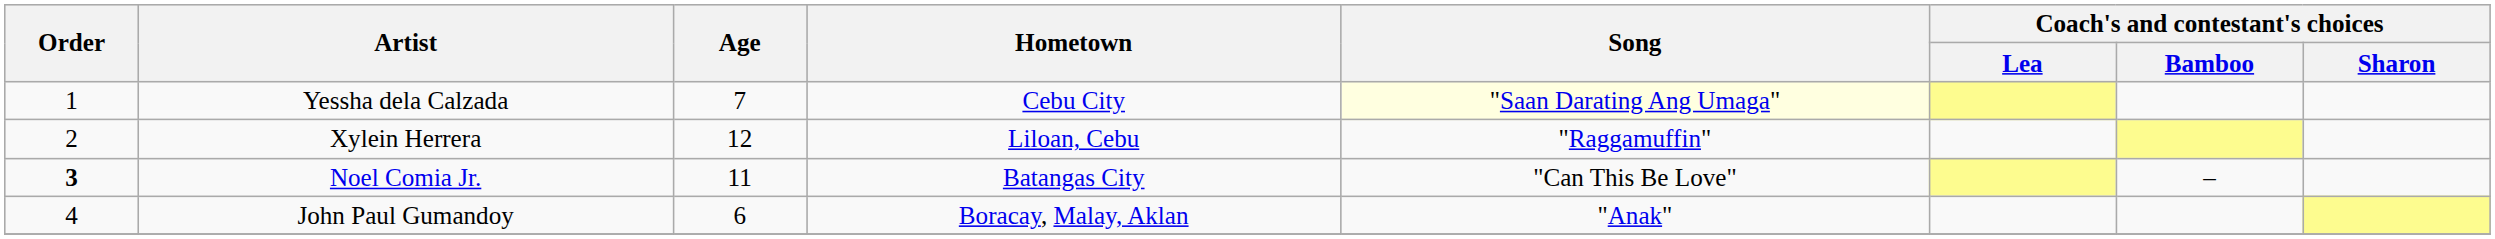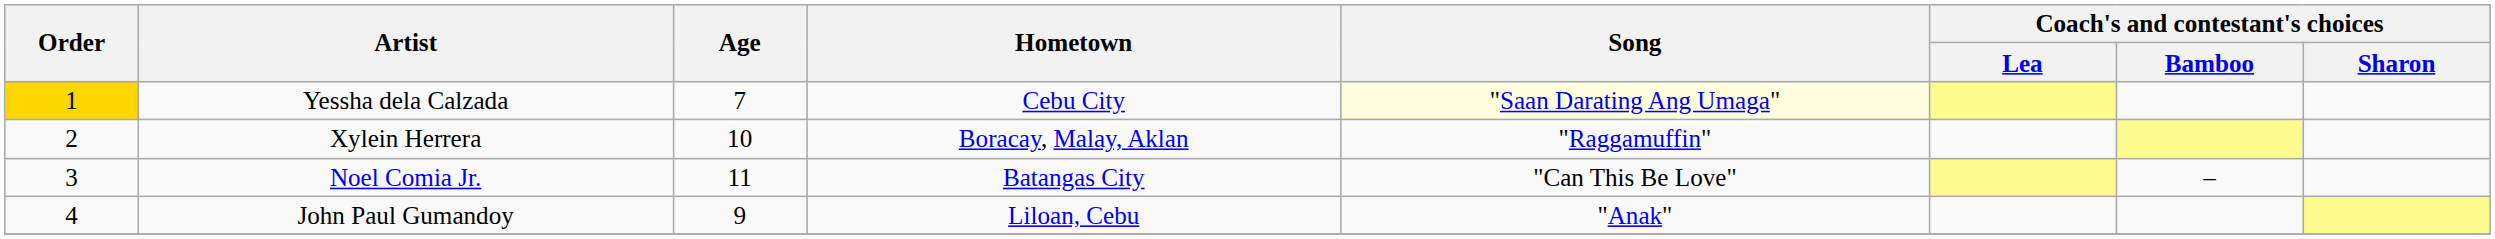(72, 100) no background -> (72, 100) gold background
(740, 139) 12 -> (740, 139) 10
(1074, 139) Liloan, Cebu -> (1074, 139) Boracay, Malay, Aklan
(72, 177) bold -> (72, 177) normal
(740, 215) 6 -> (740, 215) 9
(1074, 215) Boracay, Malay, Aklan -> (1074, 215) Liloan, Cebu
